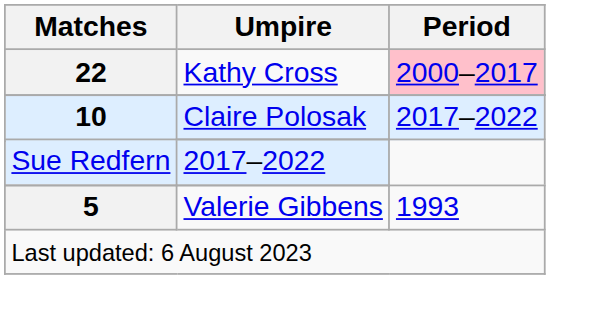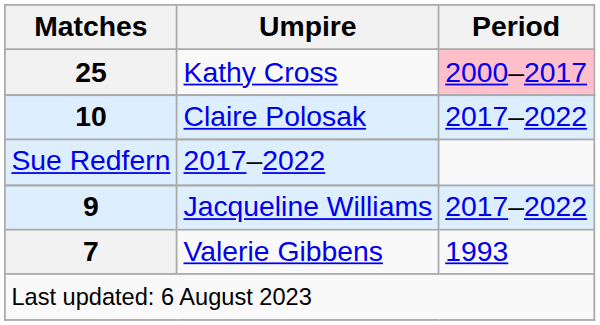(91, 71) 22 -> (91, 71) 25
+ row: (308, 206)
(91, 206) 5 -> (91, 251) 7
